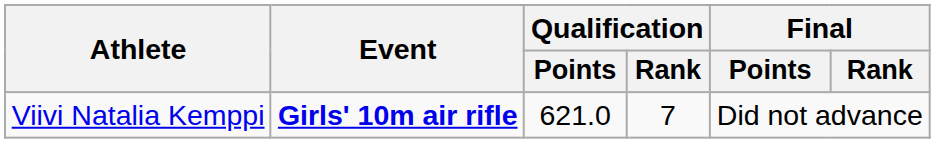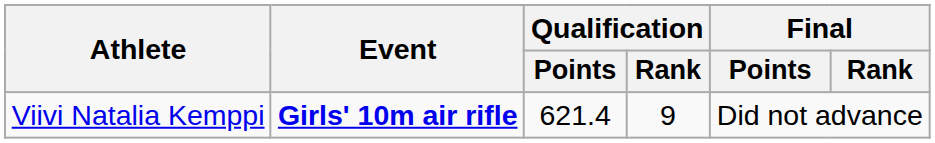(575, 115) 621.0 -> (575, 115) 621.4
(668, 115) 7 -> (668, 115) 9
